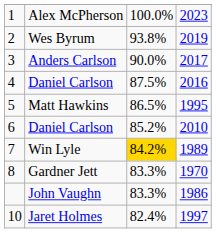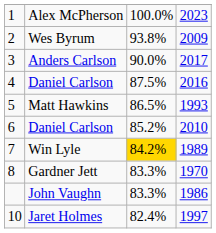(194, 37) 2019 -> (194, 37) 2009
(194, 104) 1995 -> (194, 104) 1993
